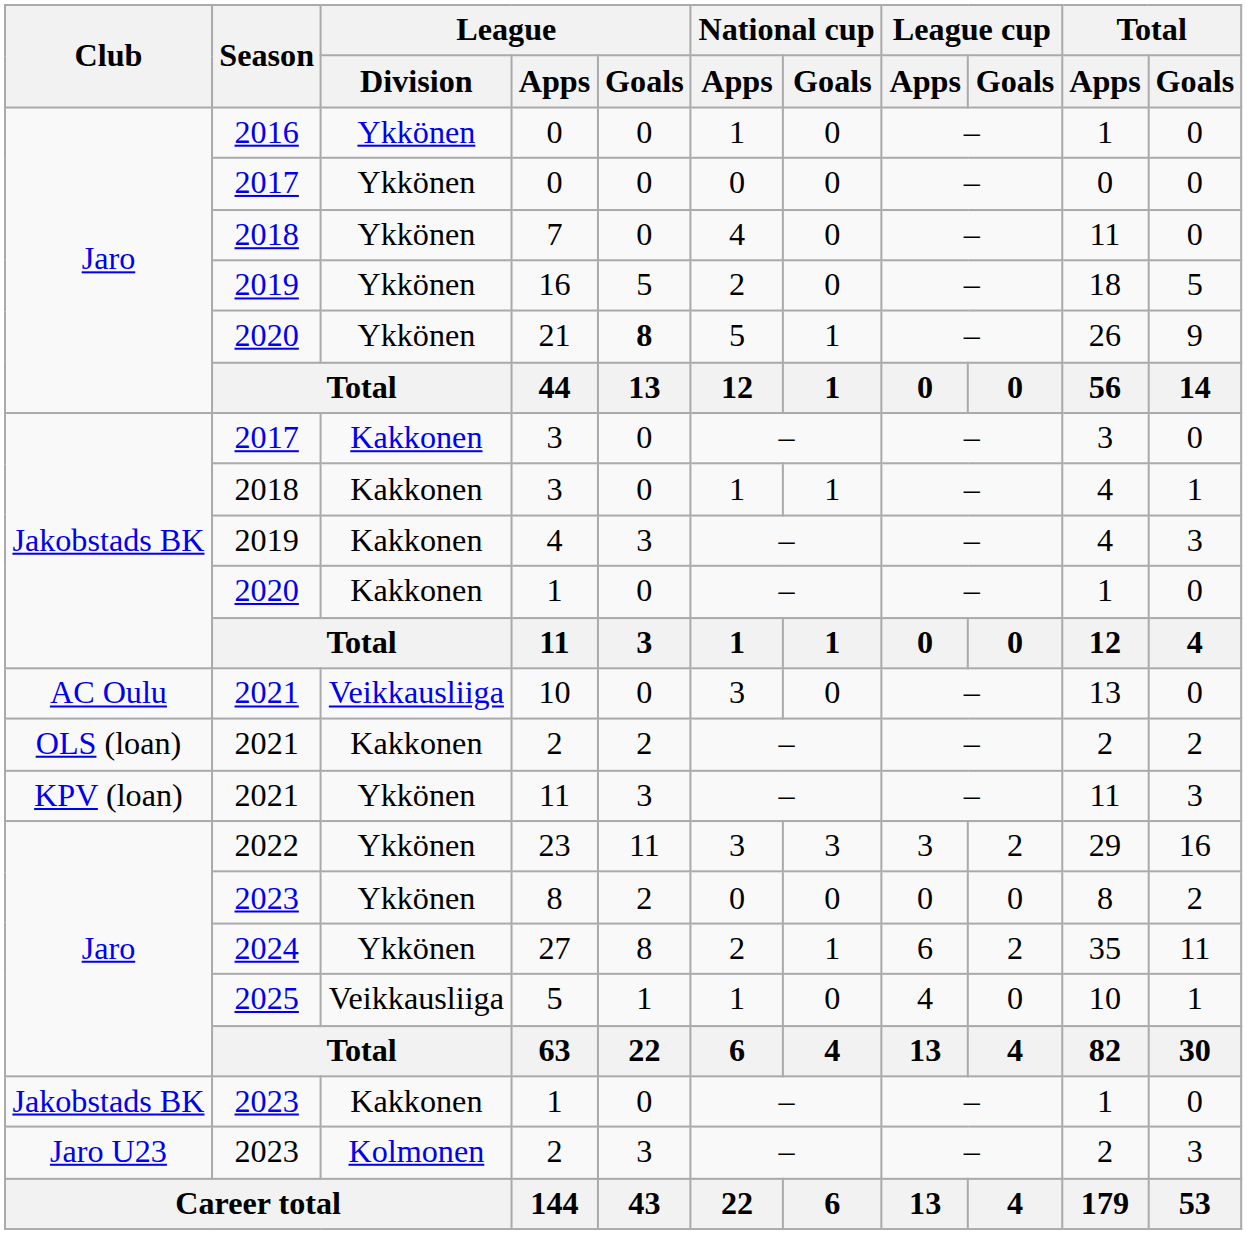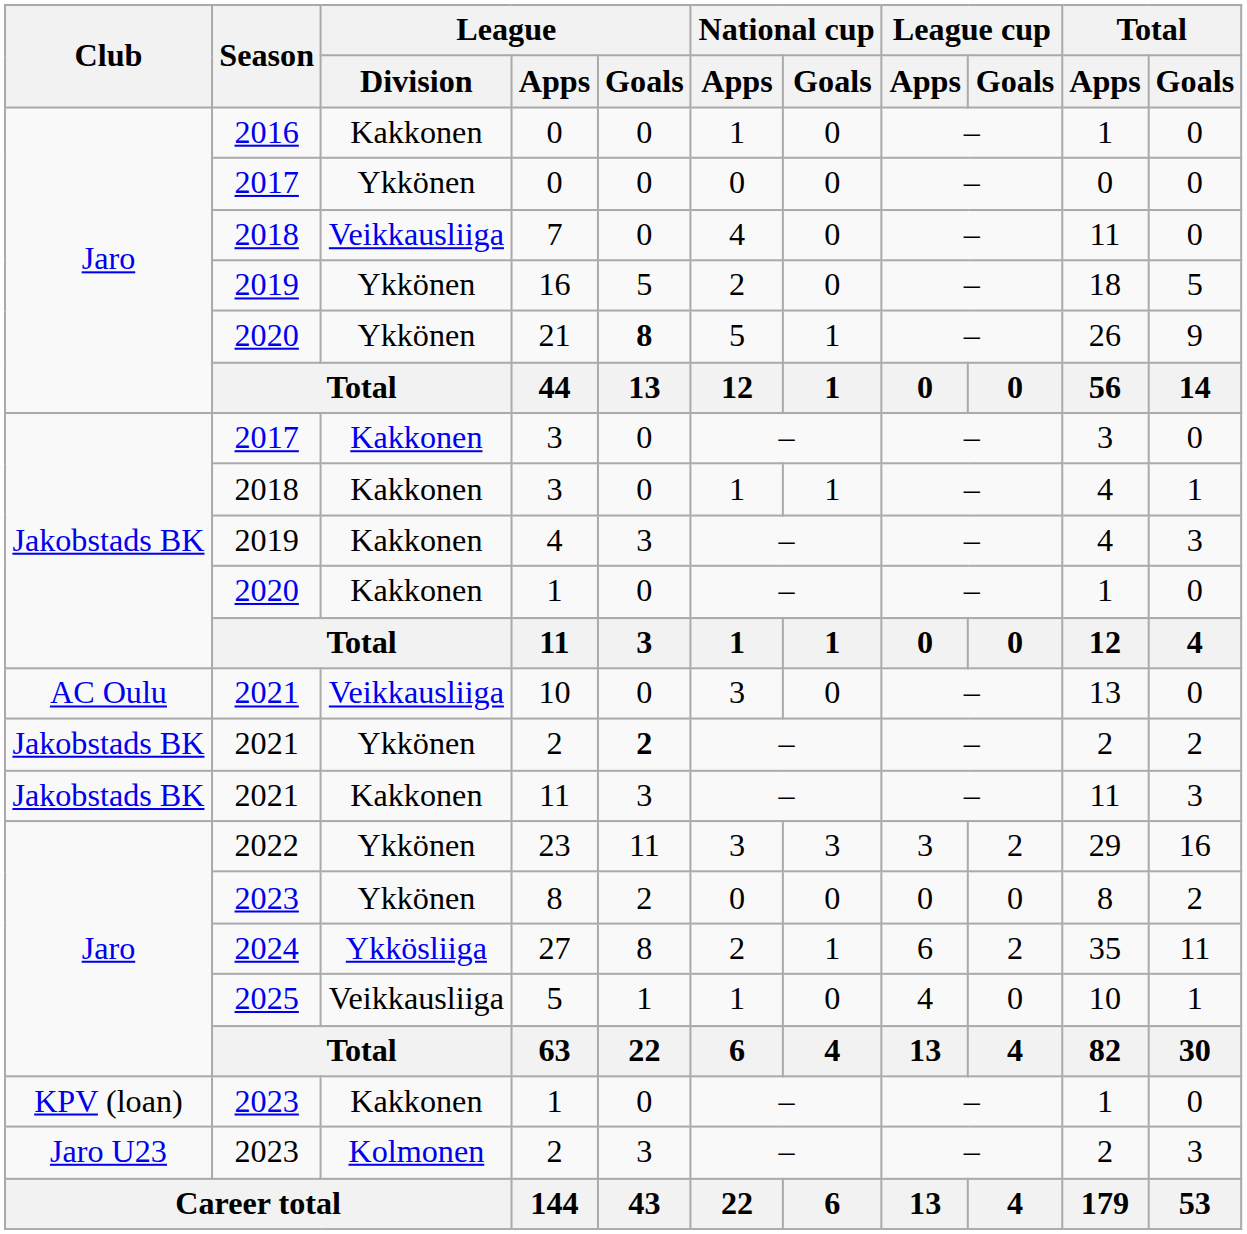(416, 132) Ykkönen -> (416, 132) Kakkonen
(416, 234) Ykkönen -> (416, 234) Veikkausliiga
(108, 744) OLS (loan) -> (108, 744) Jakobstads BK
(416, 744) Kakkonen -> (416, 744) Ykkönen
(644, 744) normal -> (644, 744) bold
(108, 795) KPV (loan) -> (108, 795) Jakobstads BK
(416, 795) Ykkönen -> (416, 795) Kakkonen
(416, 948) Ykkönen -> (416, 948) Ykkösliiga
(108, 1101) Jakobstads BK -> (108, 1101) KPV (loan)
